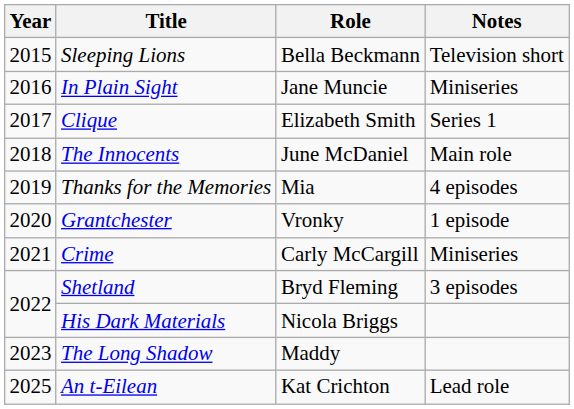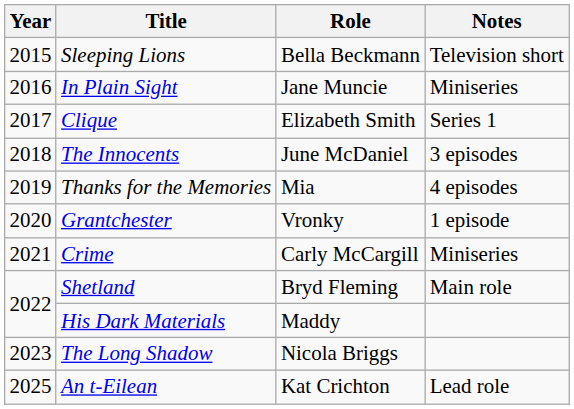(471, 154) Main role -> (474, 154) 3 episodes
(474, 287) 3 episodes -> (471, 287) Main role
(339, 320) Nicola Briggs -> (311, 320) Maddy
(311, 353) Maddy -> (339, 353) Nicola Briggs
